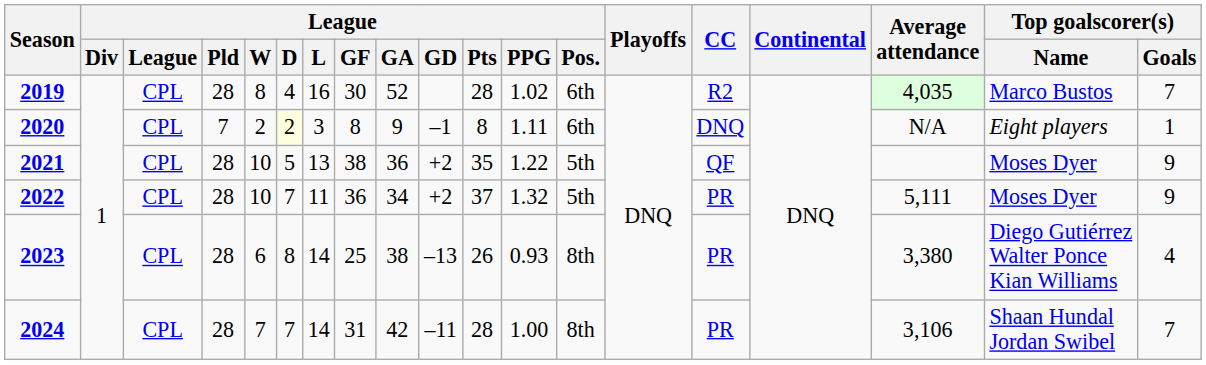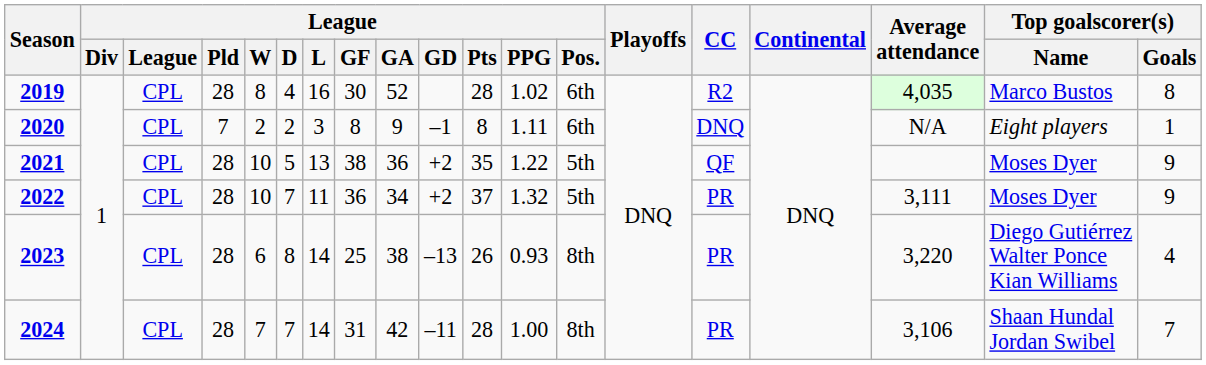(1169, 92) 7 -> (1169, 92) 8
(289, 127) lightyellow background -> (289, 127) no background
(928, 197) 5,111 -> (928, 197) 3,111
(928, 256) 3,380 -> (928, 256) 3,220
